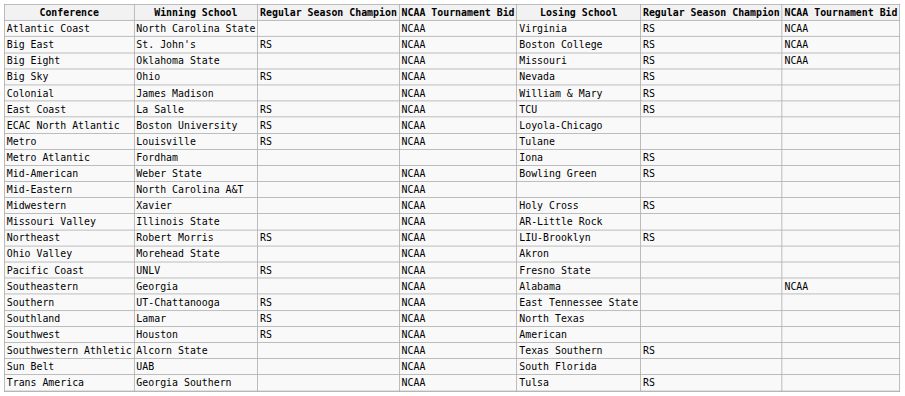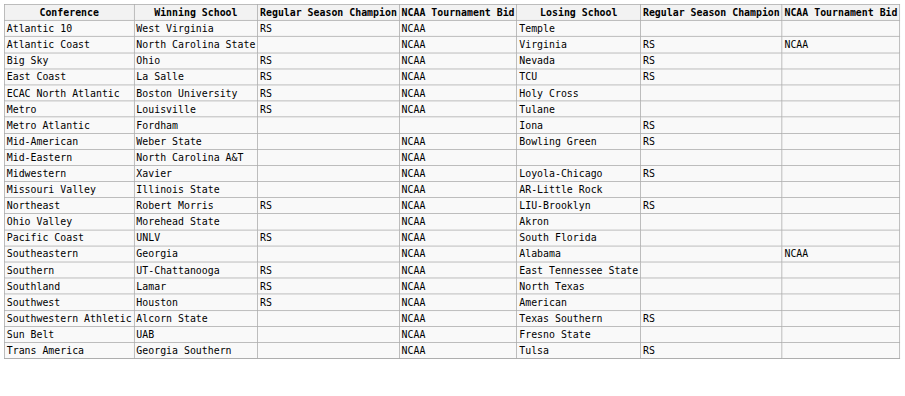+ row: (39, 29)
- row: (31, 45)
- row: (34, 61)
- row: (31, 93)
(561, 125) Loyola-Chicago -> (549, 93) Holy Cross
(549, 206) Holy Cross -> (561, 173) Loyola-Chicago
(555, 270) Fresno State -> (558, 238) South Florida
(558, 367) South Florida -> (555, 334) Fresno State
